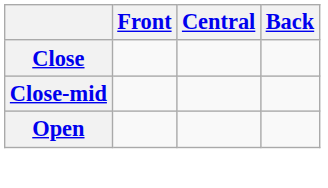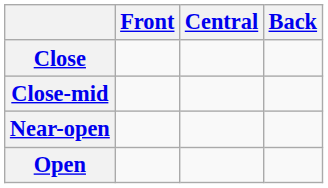+ row: (60, 128)
